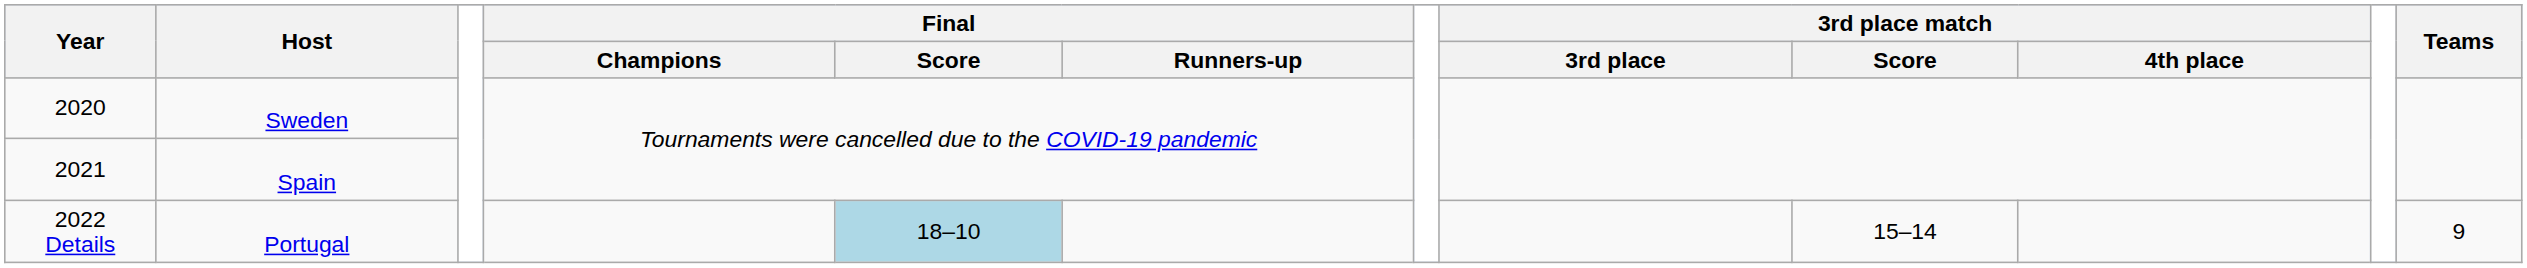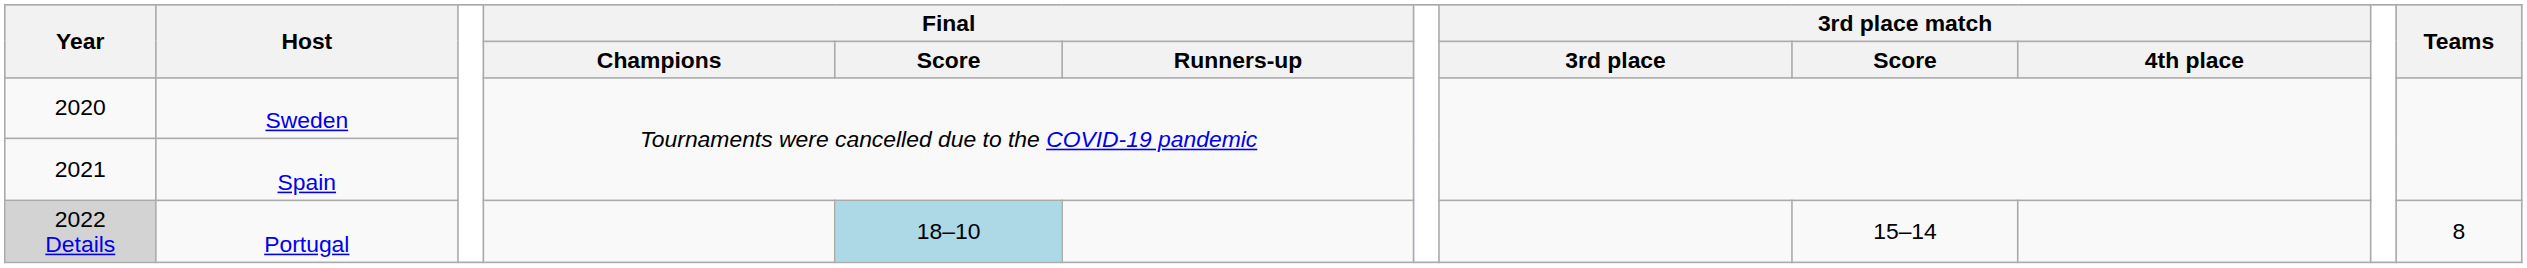(80, 232) no background -> (80, 232) lightgrey background
(2459, 232) 9 -> (2459, 232) 8
